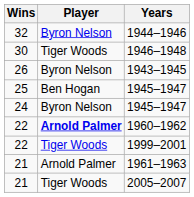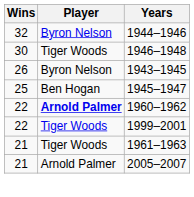- row: (21, 107)
(78, 164) Arnold Palmer -> (74, 145) Tiger Woods
(74, 182) Tiger Woods -> (78, 164) Arnold Palmer
